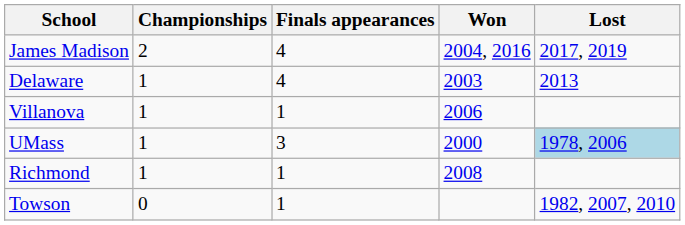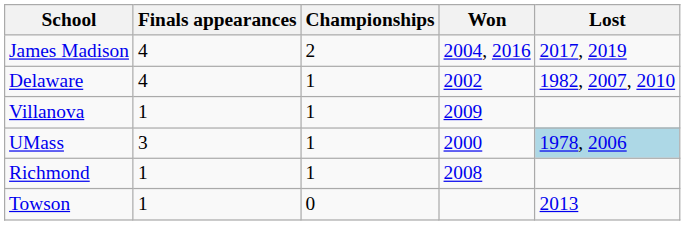columns swapped: (202, 19) <-> (355, 19)
(463, 81) 2003 -> (463, 81) 2002
(559, 81) 2013 -> (607, 81) 1982, 2007, 2010
(463, 111) 2006 -> (463, 111) 2009
(607, 204) 1982, 2007, 2010 -> (559, 204) 2013
